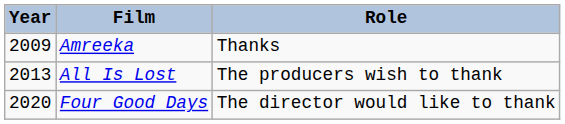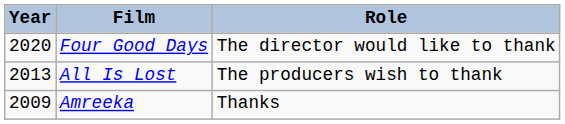rows swapped: (97, 48) <-> (134, 105)
